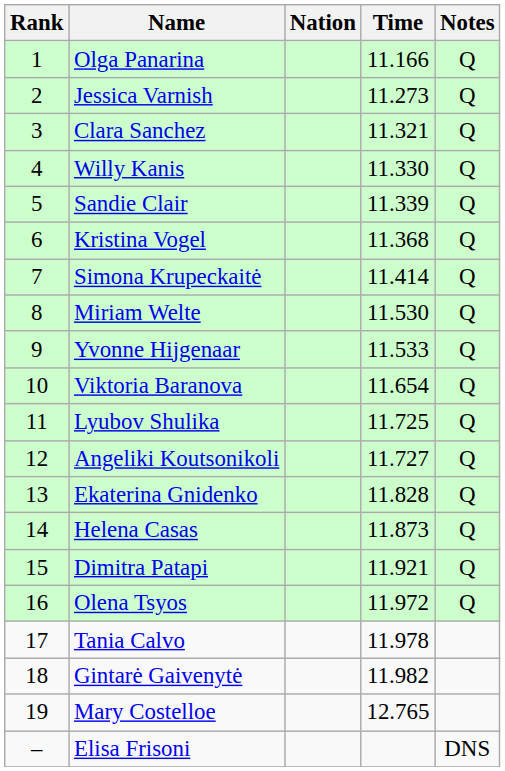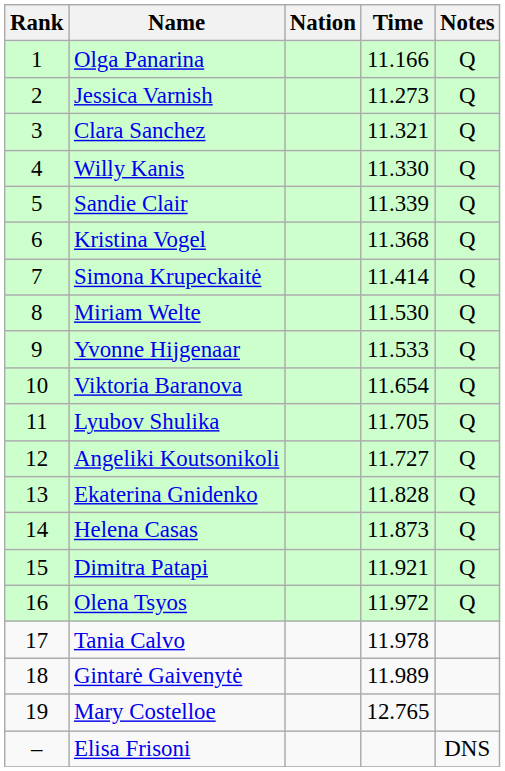(398, 421) 11.725 -> (398, 421) 11.705
(398, 675) 11.982 -> (398, 675) 11.989
